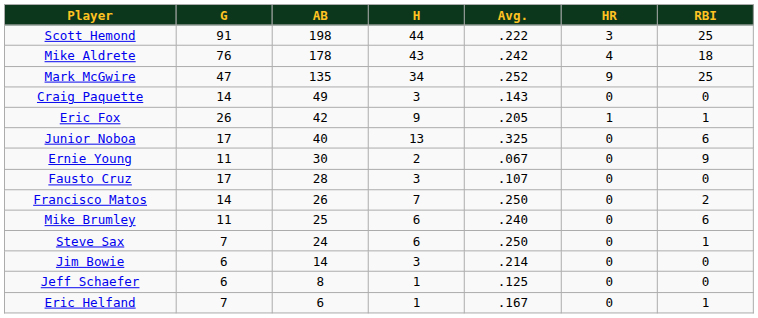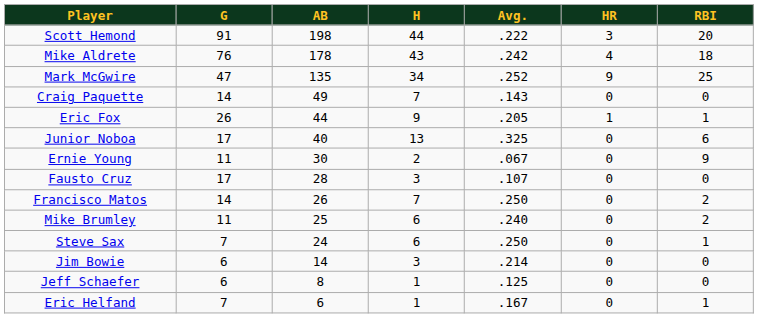(706, 35) 25 -> (706, 35) 20
(417, 97) 3 -> (417, 97) 7
(320, 118) 42 -> (320, 118) 44
(706, 220) 6 -> (706, 220) 2
